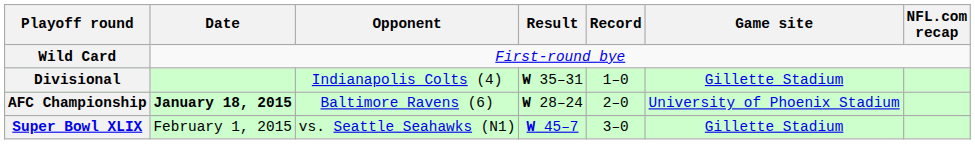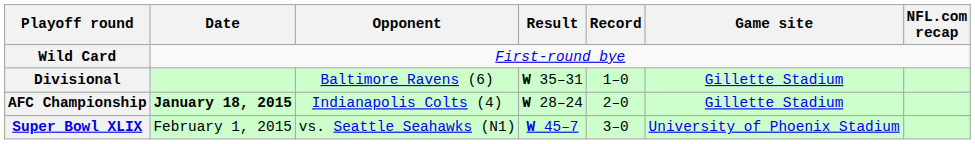(407, 80) Indianapolis Colts (4) -> (407, 80) Baltimore Ravens (6)
(407, 104) Baltimore Ravens (6) -> (407, 104) Indianapolis Colts (4)
(774, 104) University of Phoenix Stadium -> (774, 104) Gillette Stadium
(774, 127) Gillette Stadium -> (774, 127) University of Phoenix Stadium
